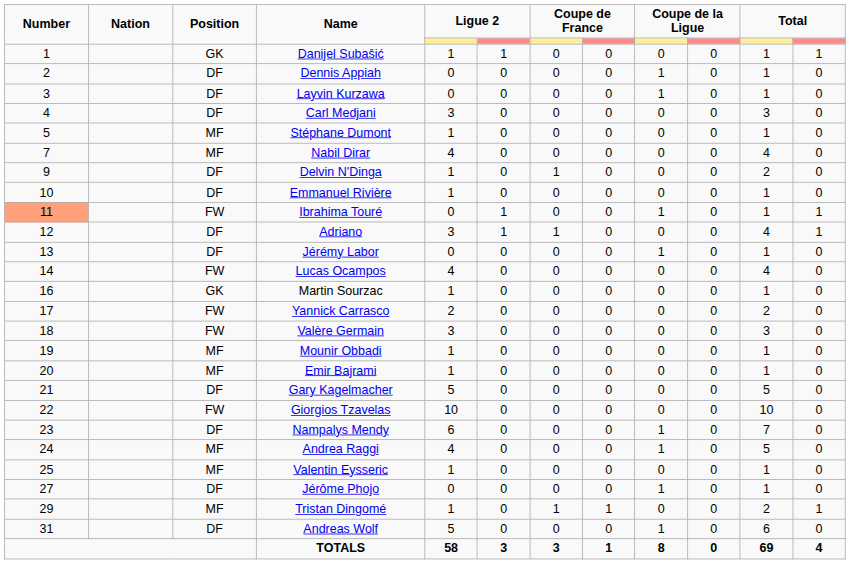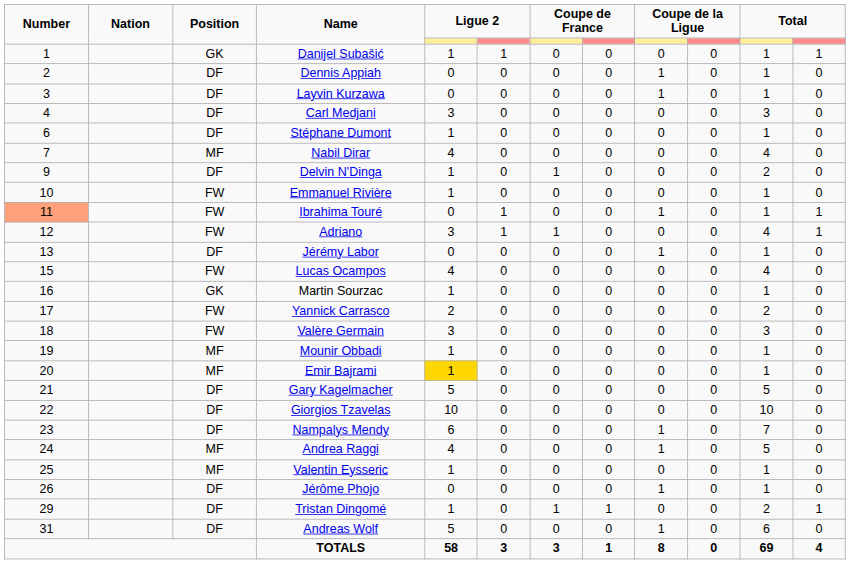(46, 133) 5 -> (46, 133) 6
(215, 133) MF -> (215, 133) DF
(215, 192) DF -> (215, 192) FW
(215, 232) DF -> (215, 232) FW
(46, 271) 14 -> (46, 271) 15
(451, 370) no background -> (451, 370) gold background
(215, 410) FW -> (215, 410) DF
(46, 489) 27 -> (46, 489) 26
(215, 509) MF -> (215, 509) DF
